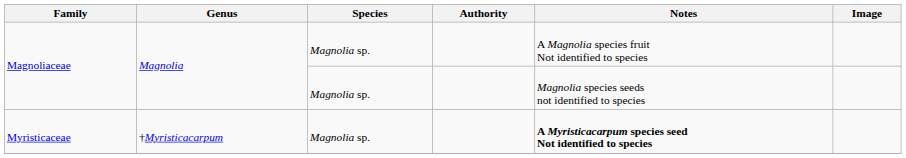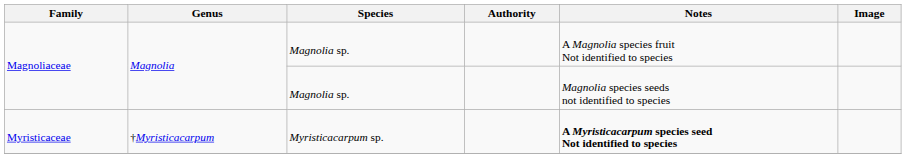(340, 137) Magnolia sp. -> (336, 137) Myristicacarpum sp.
